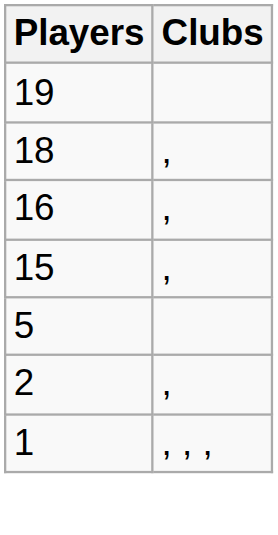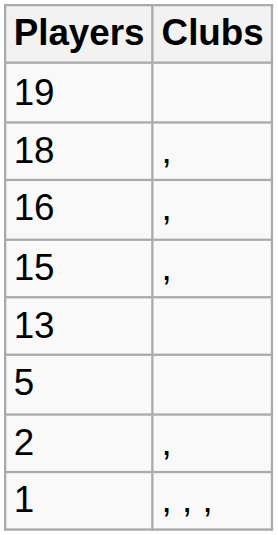+ row: (34, 325)
